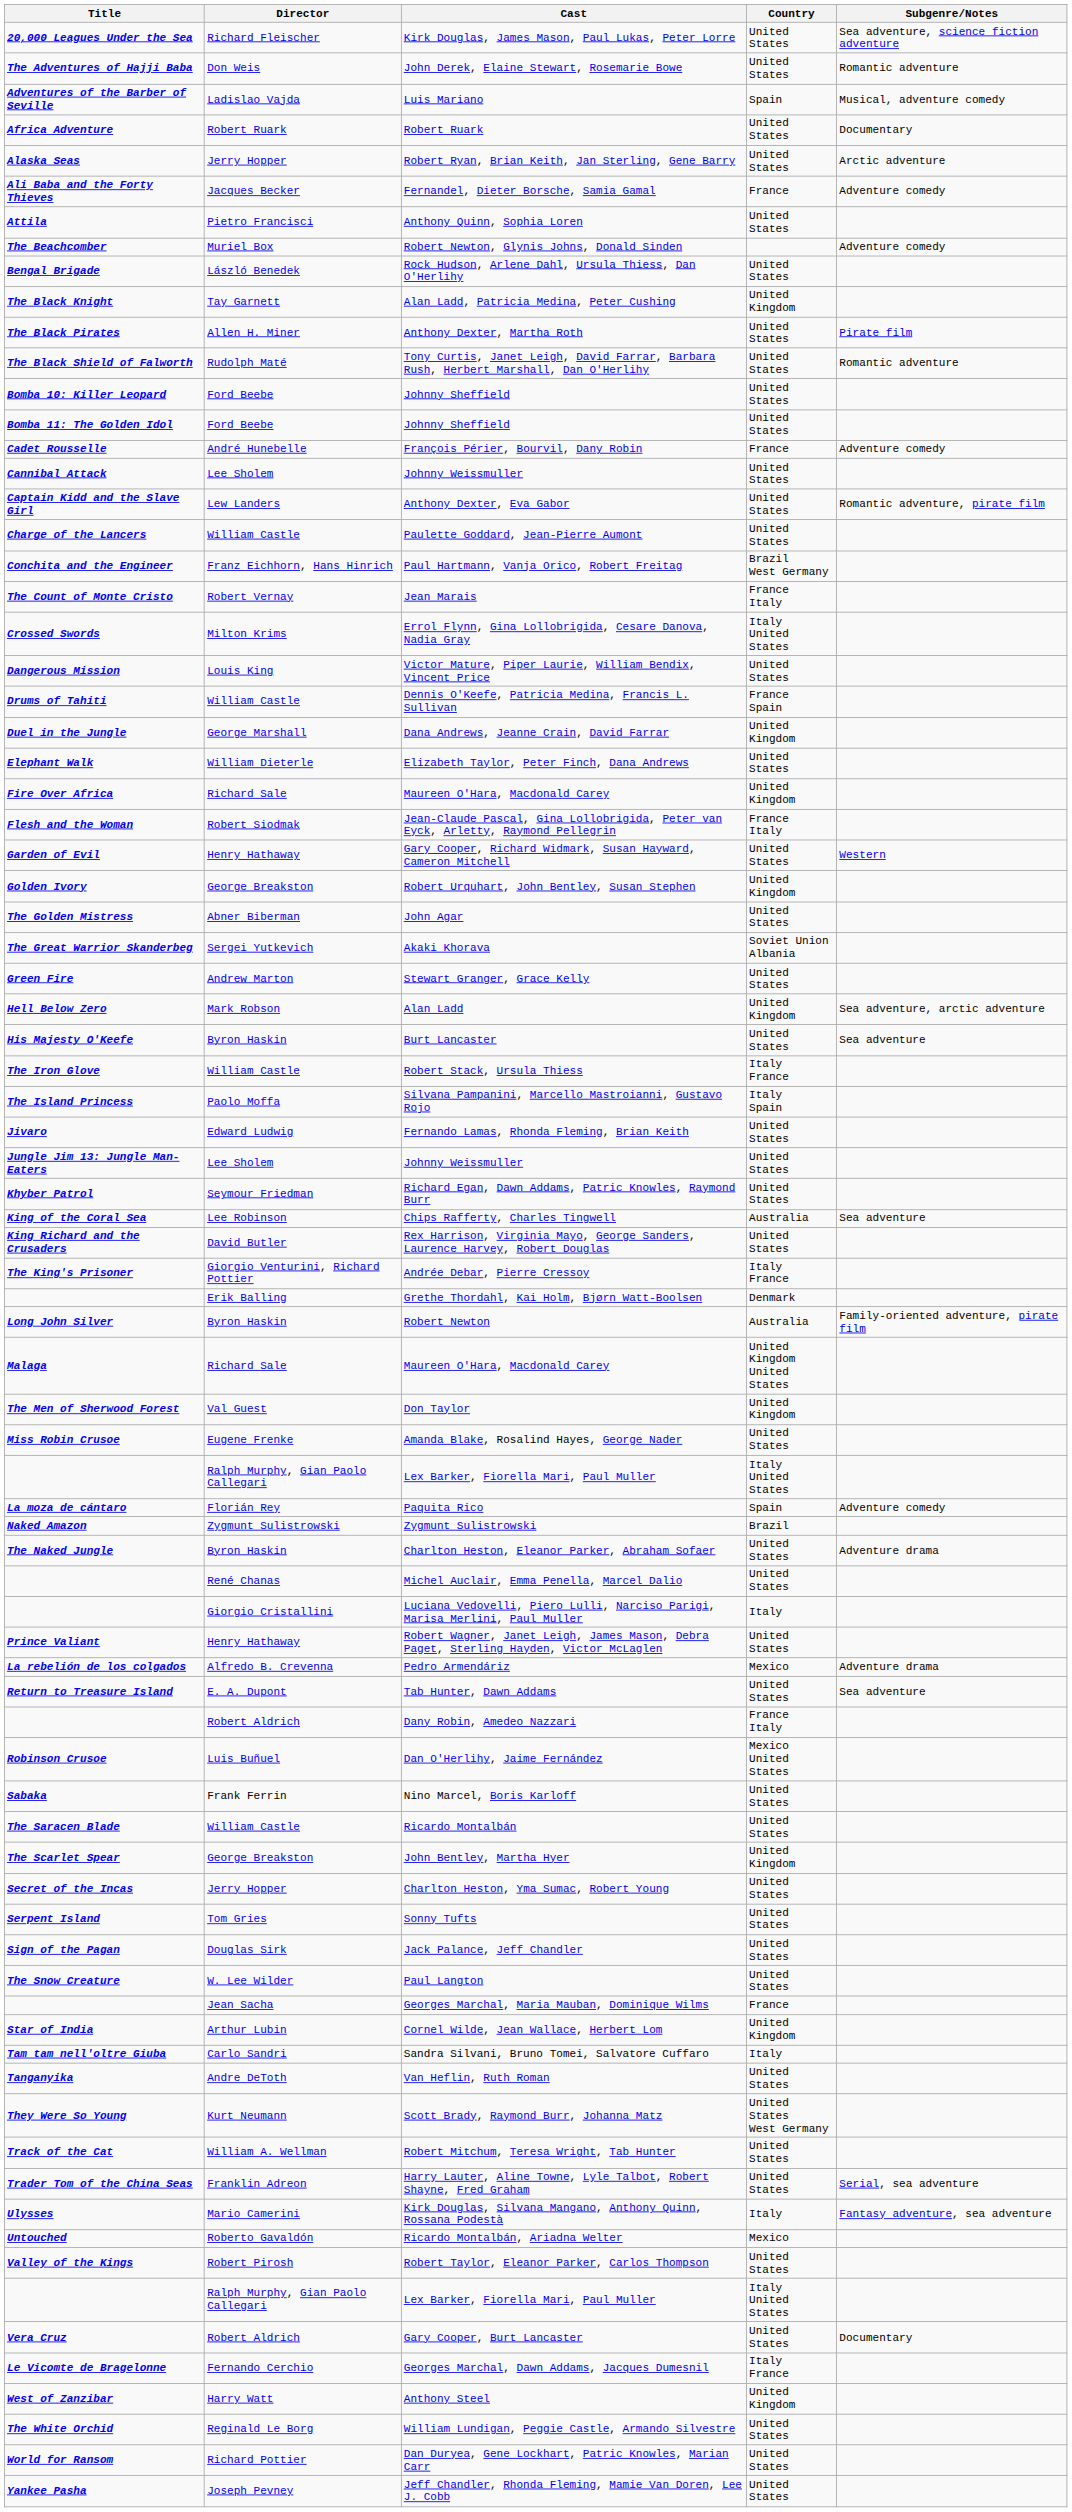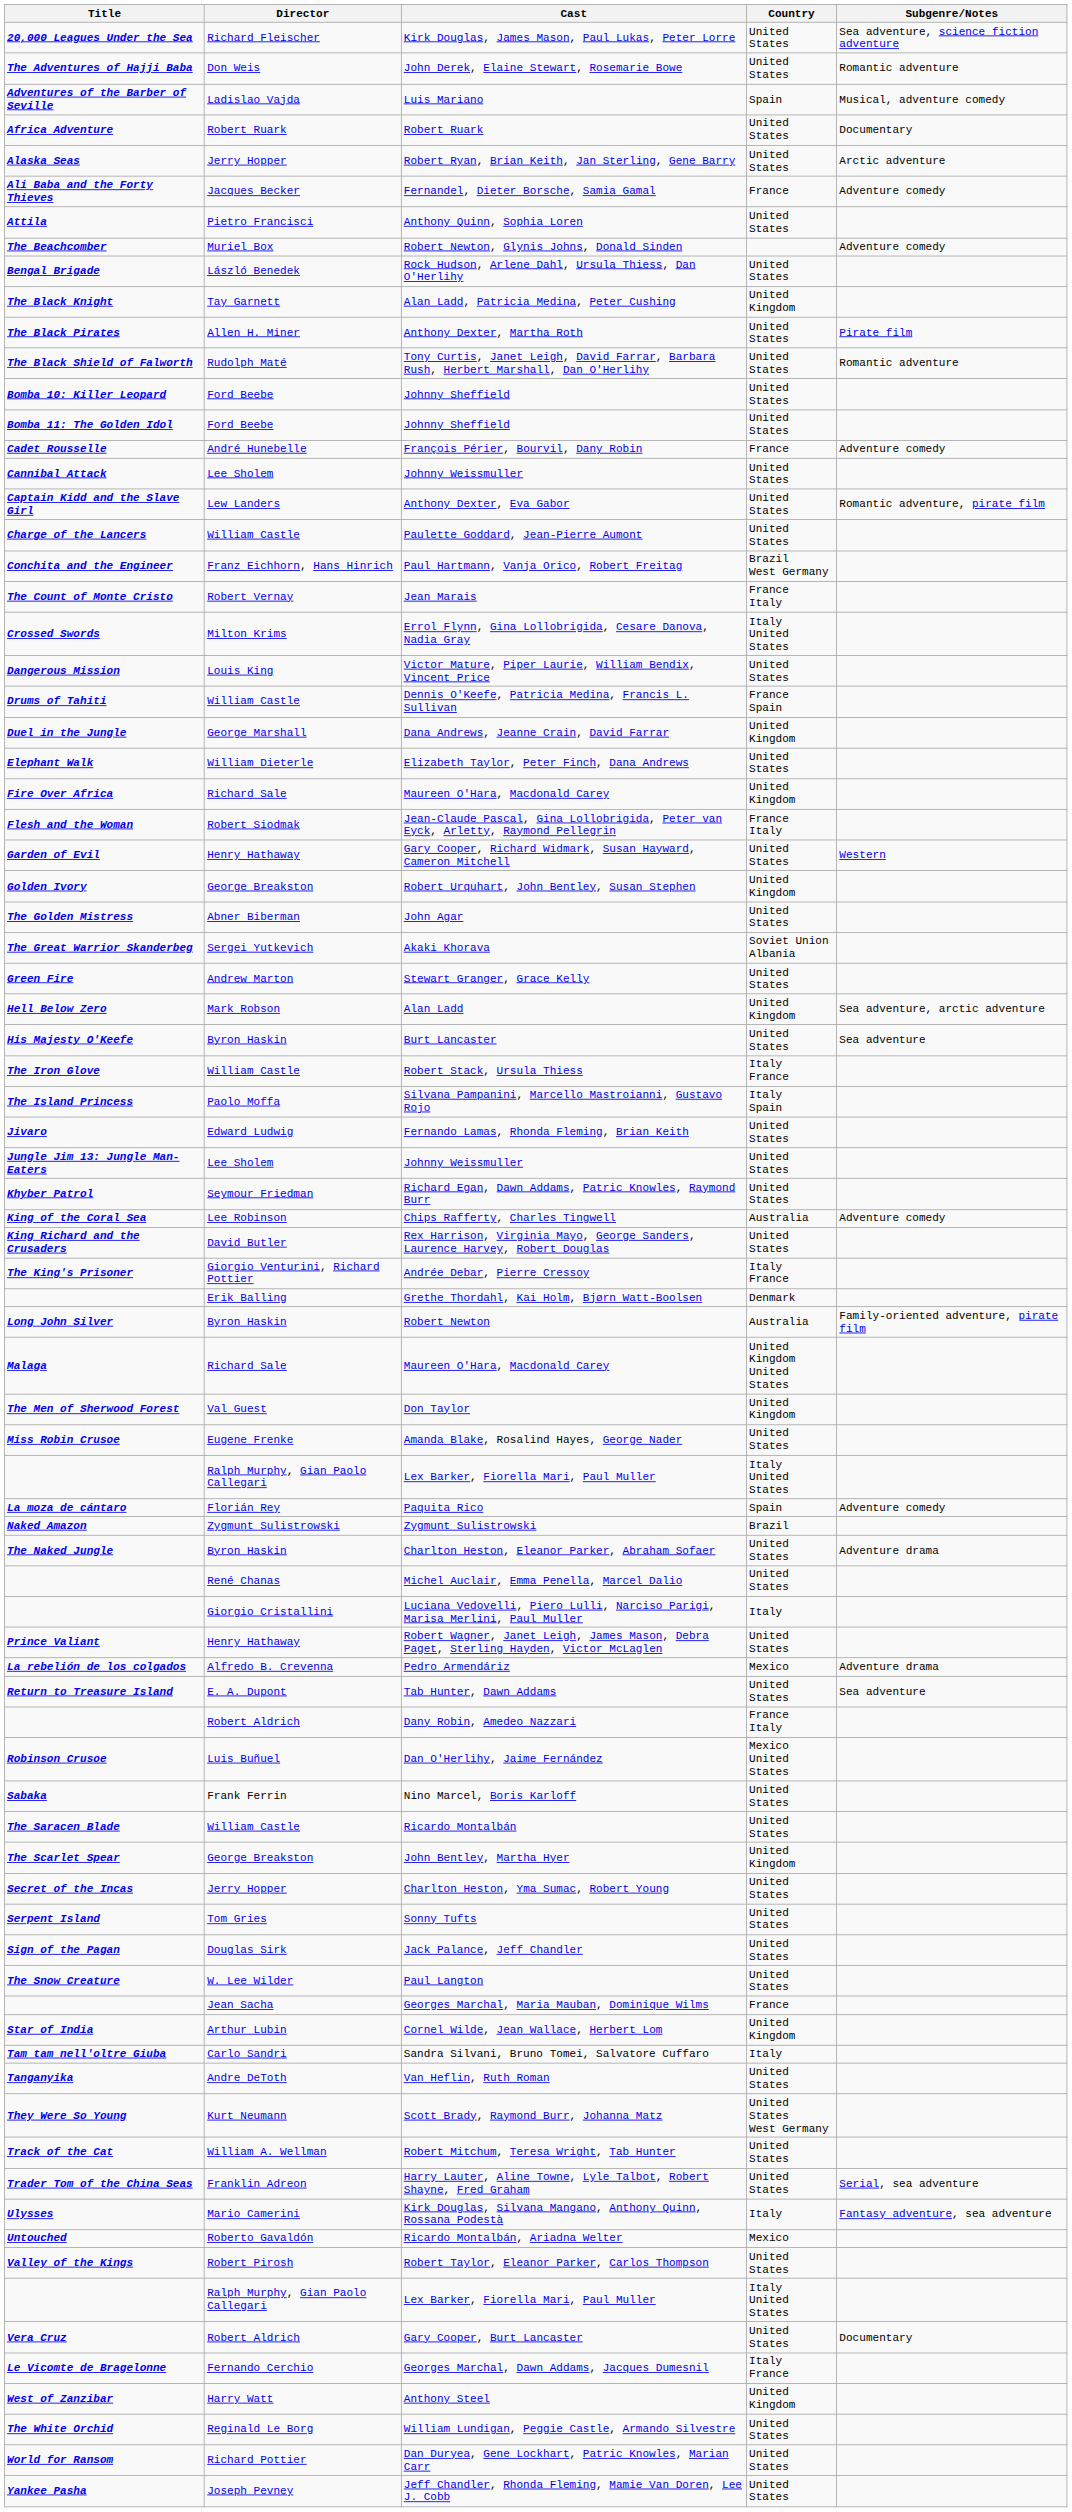(882, 1218) Sea adventure -> (892, 1218) Adventure comedy
